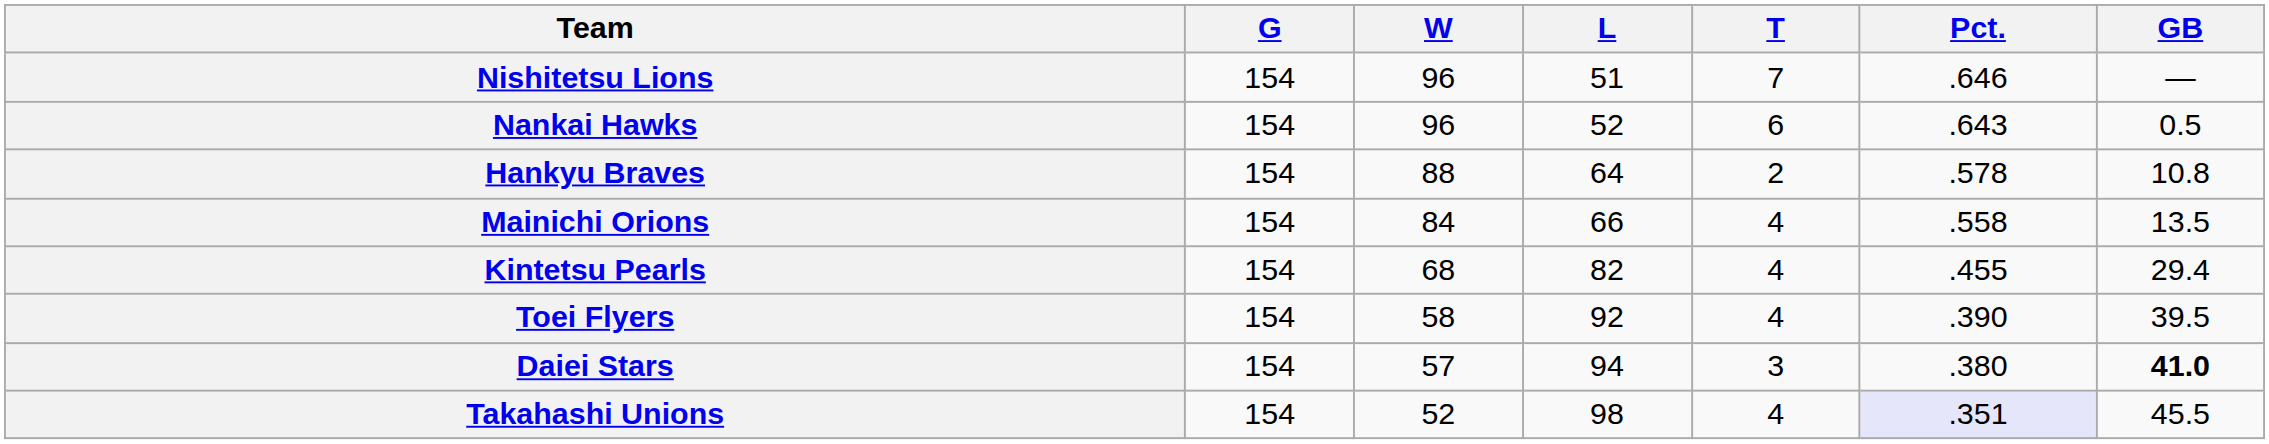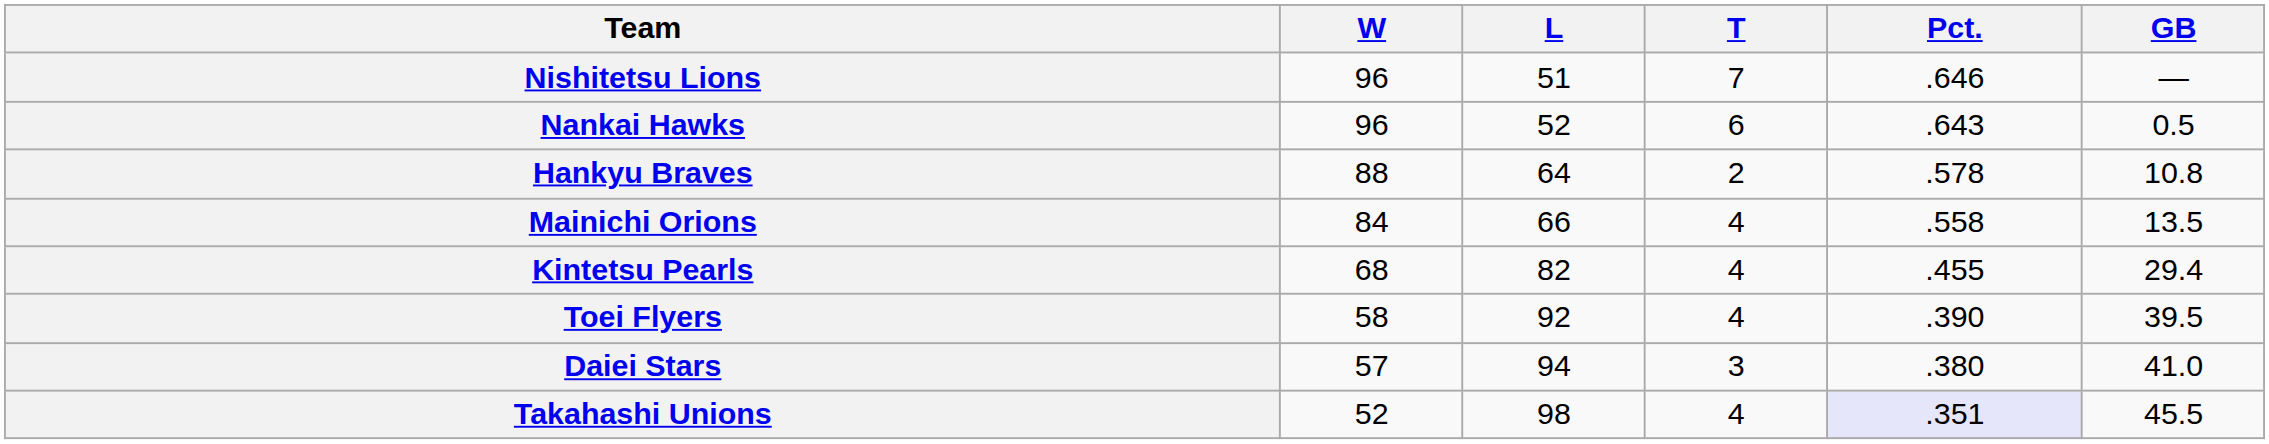- column: (1270, 28)
(2180, 366) bold -> (2174, 366) normal
